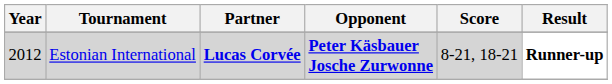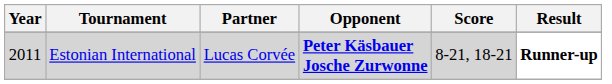(25, 55) 2012 -> (25, 55) 2011
(252, 55) bold -> (249, 55) normal
